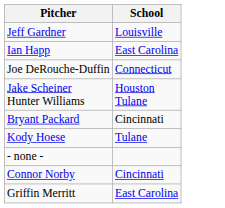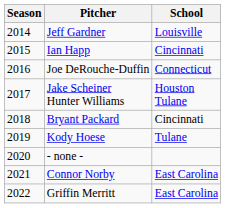+ column: (24, 13)
(147, 50) East Carolina -> (179, 50) Cincinnati
(139, 175) Cincinnati -> (186, 175) East Carolina
